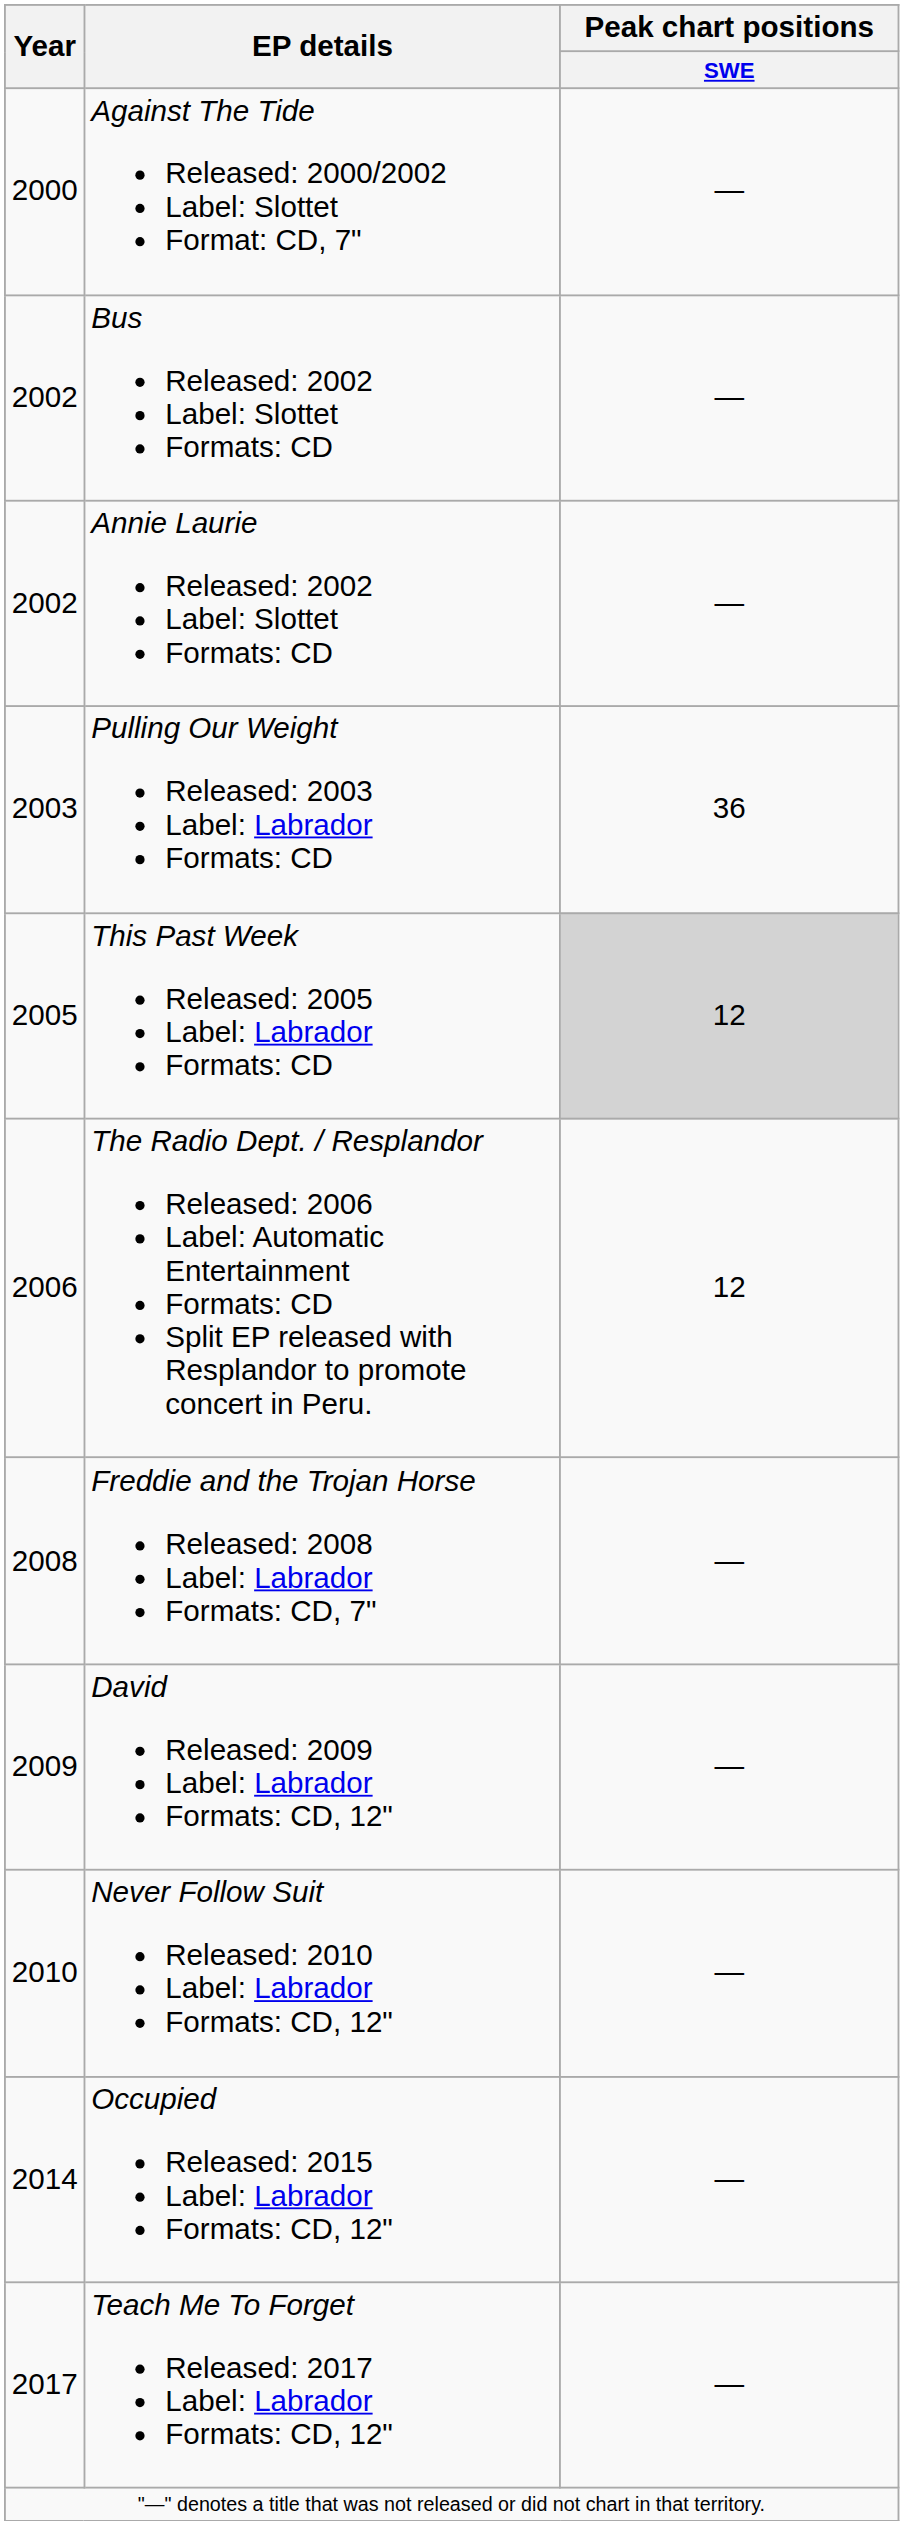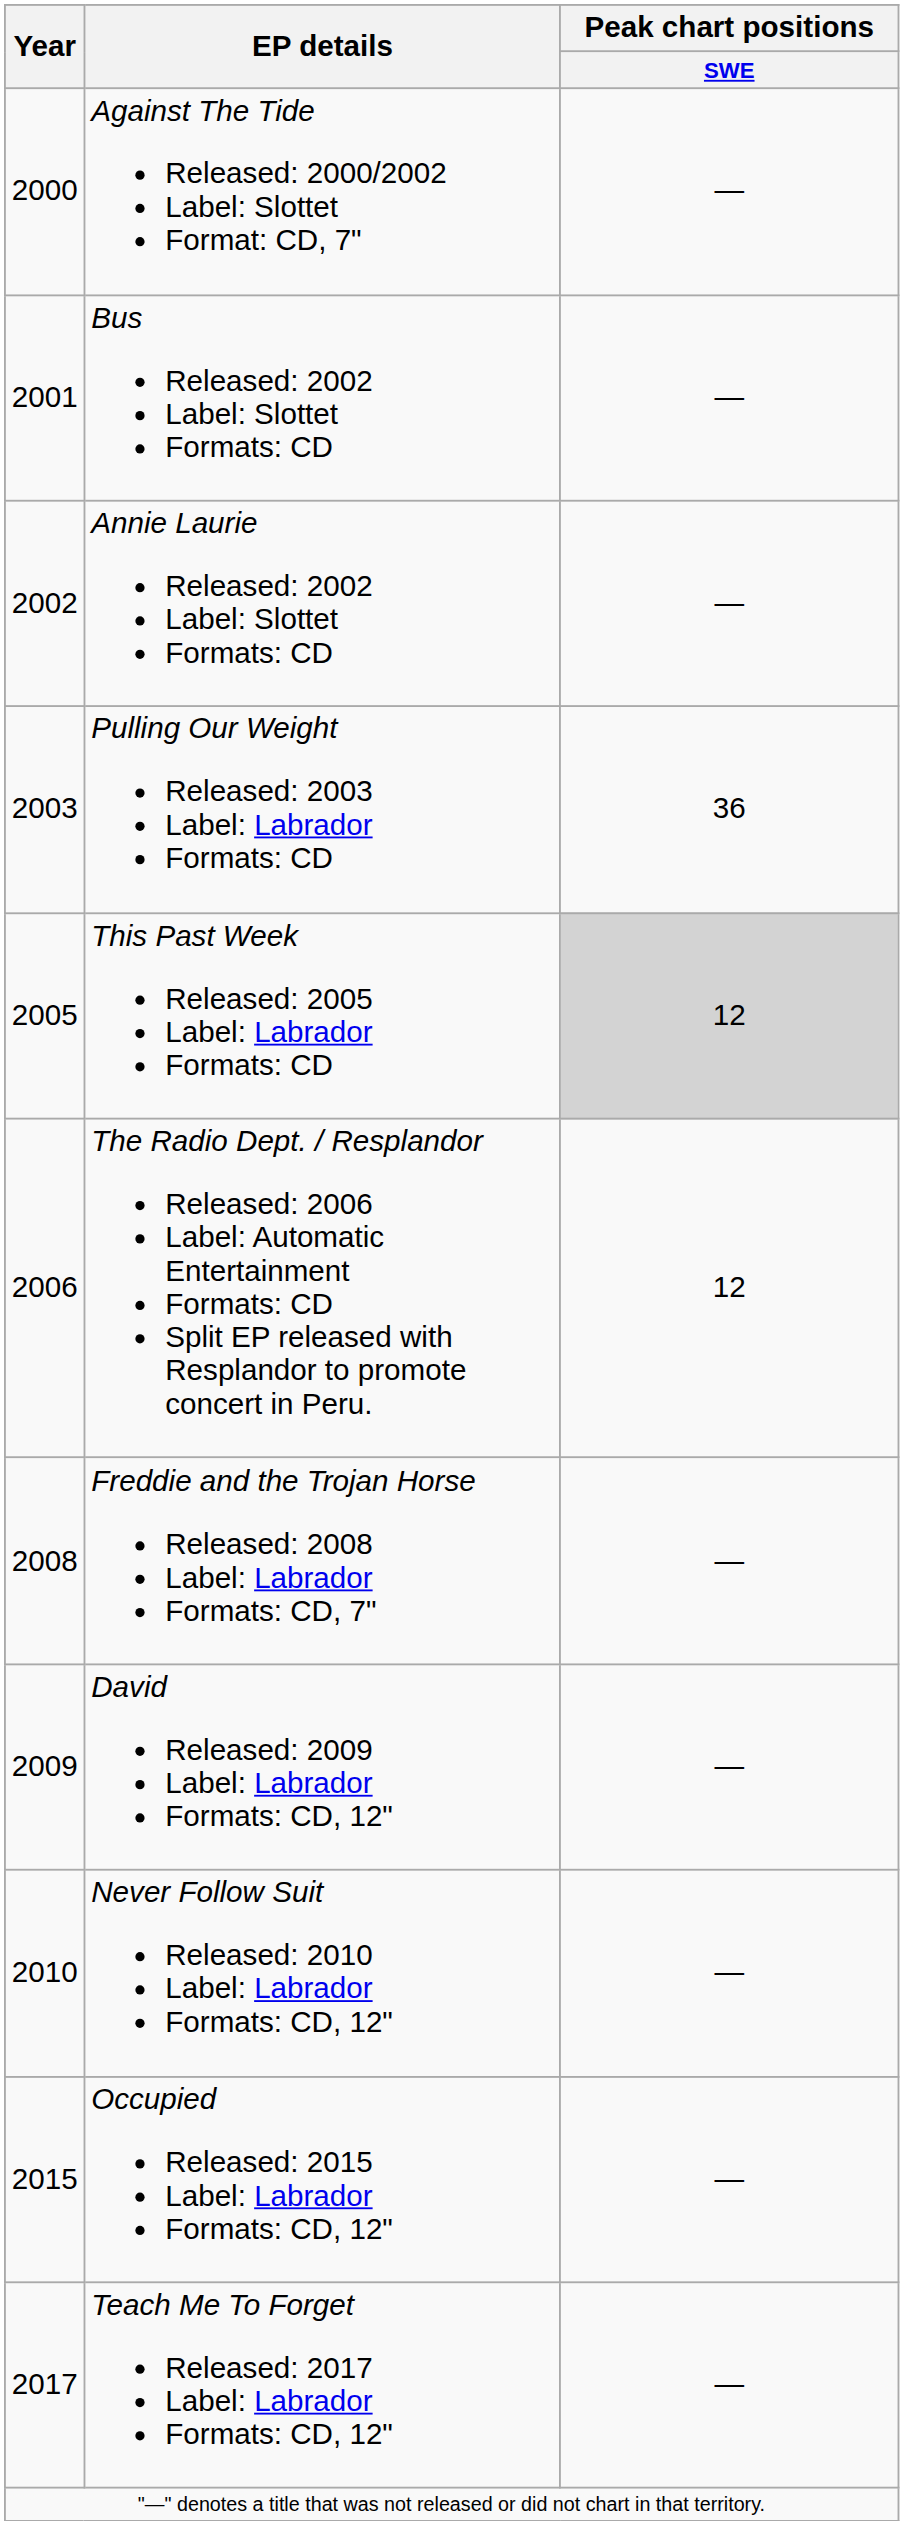(45, 397) 2002 -> (45, 397) 2001
(45, 2178) 2014 -> (45, 2178) 2015
